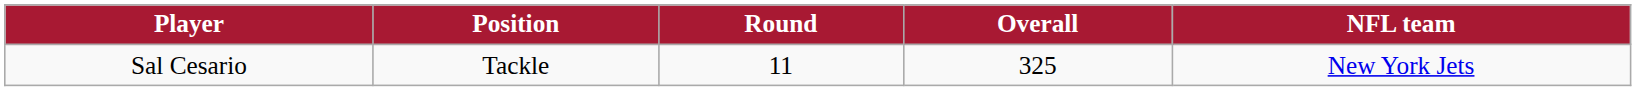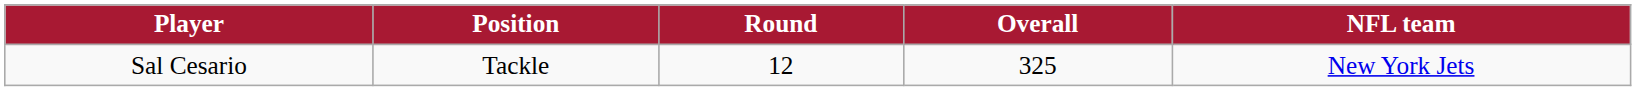(781, 64) 11 -> (781, 64) 12
